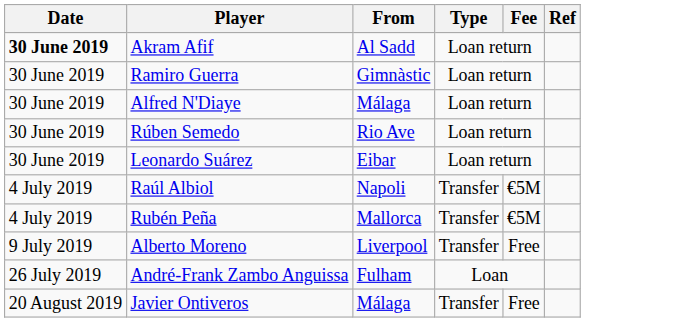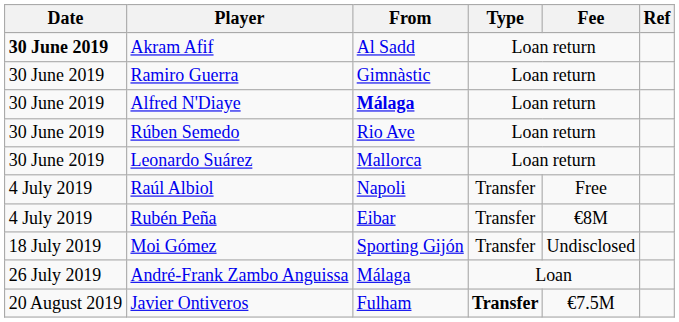(384, 103) normal -> (386, 103) bold
(376, 160) Eibar -> (389, 160) Mallorca
(524, 189) €5M -> (591, 189) Free
(389, 217) Mallorca -> (376, 217) Eibar
(524, 217) €5M -> (591, 217) €8M
- row: (188, 246)
+ row: (174, 246)
(384, 274) Fulham -> (384, 274) Málaga
(384, 302) Málaga -> (384, 302) Fulham
(469, 302) normal -> (505, 302) bold
(524, 302) Free -> (591, 302) €7.5M
